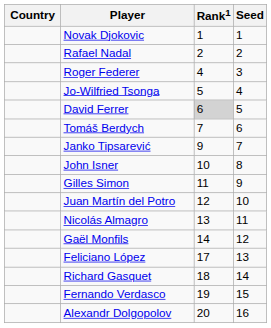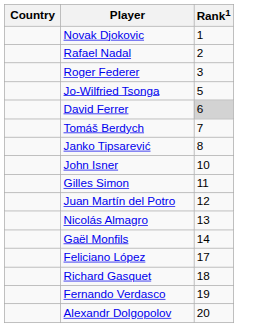- column: (250, 15)
(200, 72) 4 -> (200, 72) 3
(200, 146) 9 -> (200, 146) 8
